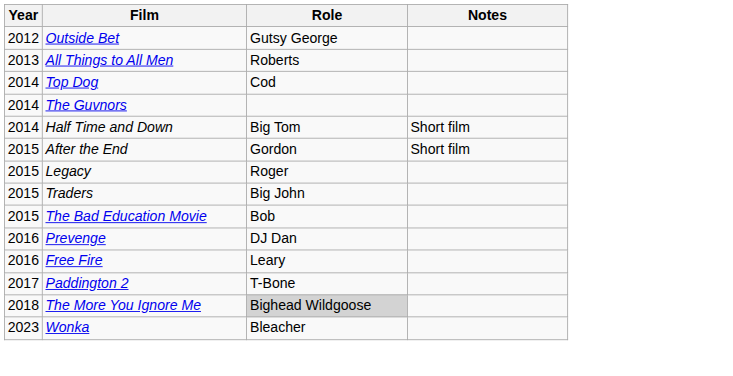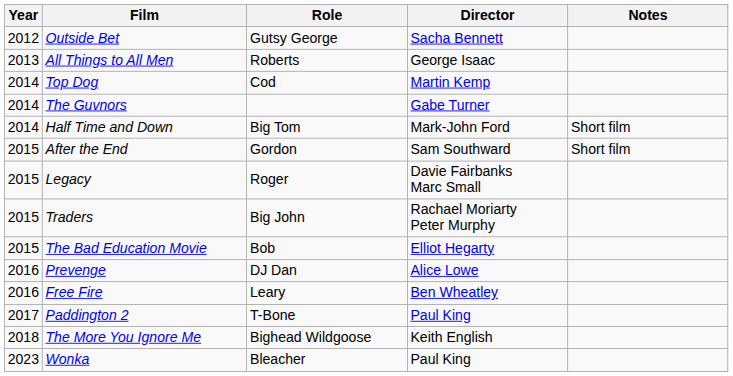+ column: (487, 15)
(311, 305) lightgrey background -> (311, 337) no background
